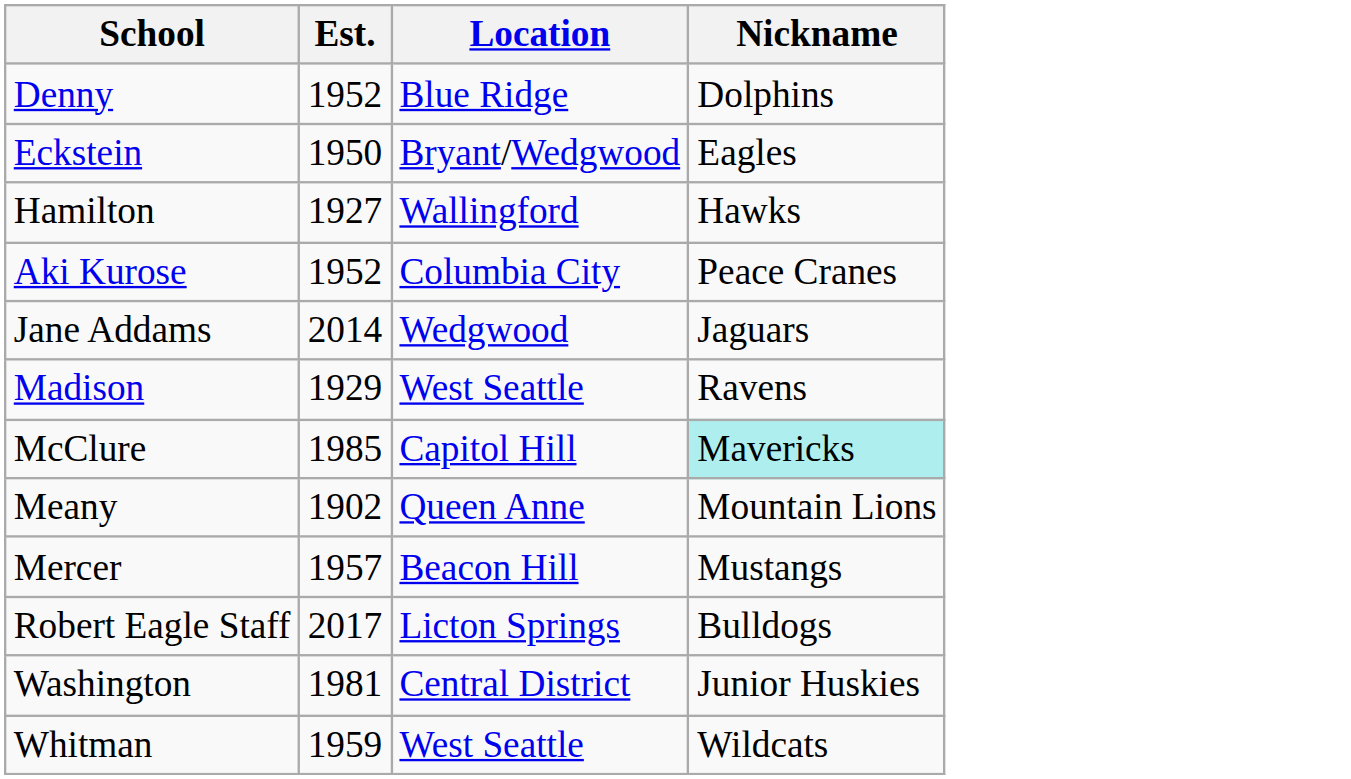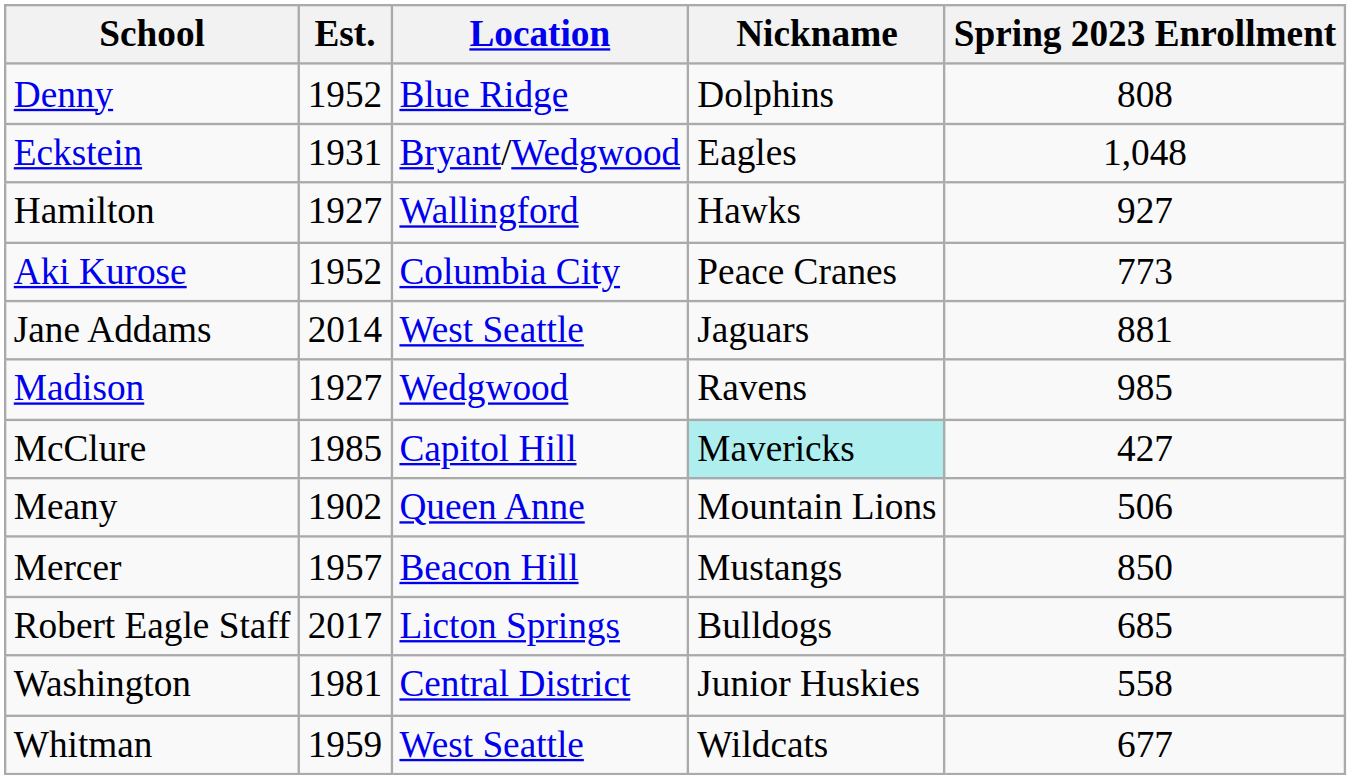+ column: (1145, 34)
(345, 152) 1950 -> (345, 152) 1931
(484, 329) Wedgwood -> (492, 329) West Seattle
(345, 388) 1929 -> (345, 388) 1927
(492, 388) West Seattle -> (484, 388) Wedgwood
